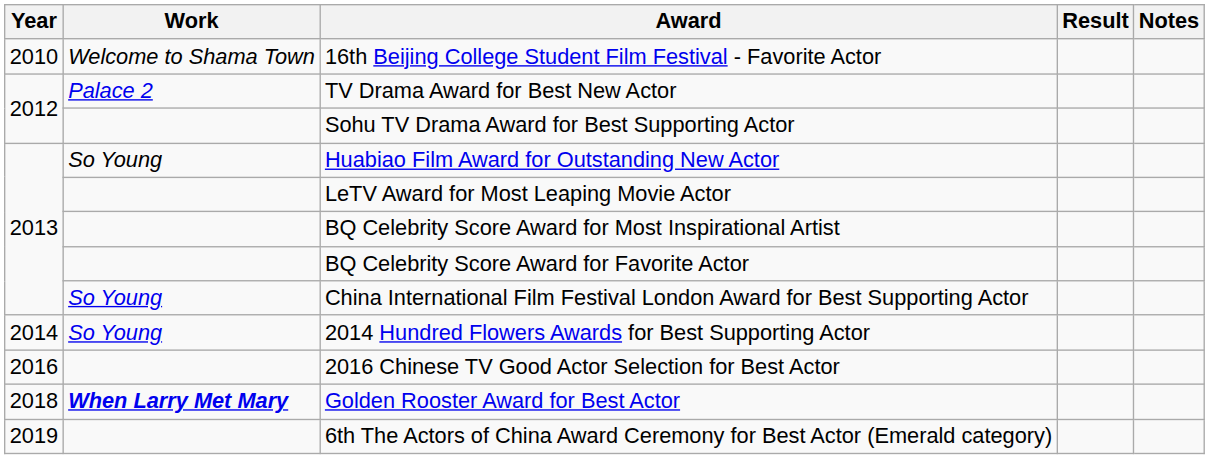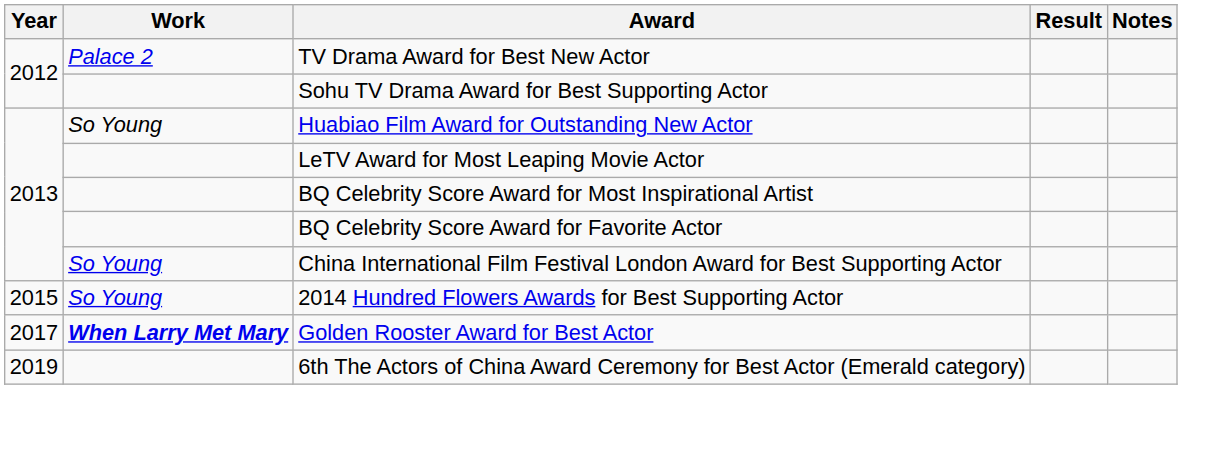- row: (603, 56)
(34, 332) 2014 -> (34, 297) 2015
- row: (582, 366)
(34, 401) 2018 -> (34, 332) 2017
